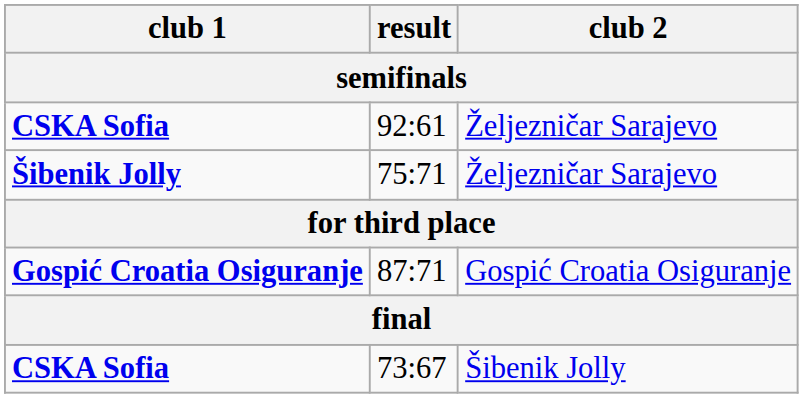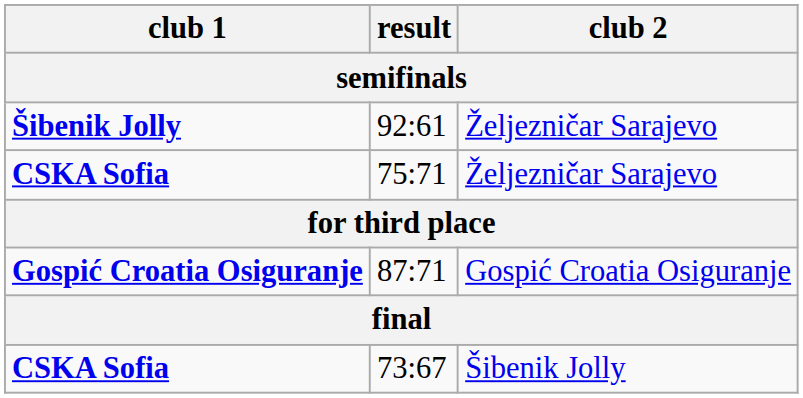(91, 125) CSKA Sofia -> (97, 125) Šibenik Jolly
(97, 174) Šibenik Jolly -> (91, 174) CSKA Sofia
